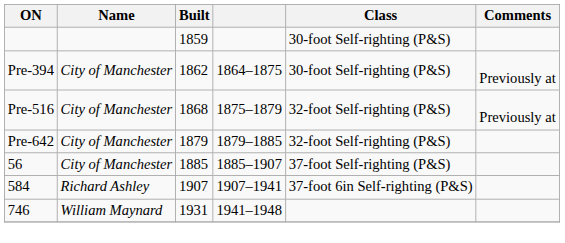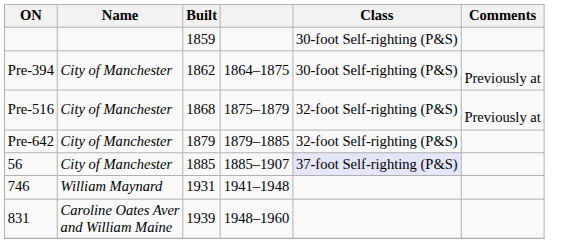(370, 164) no background -> (377, 164) lavender background
- row: (19, 187)
+ row: (19, 218)
